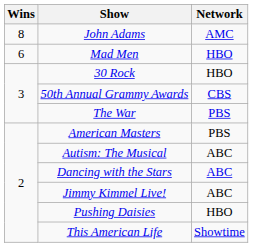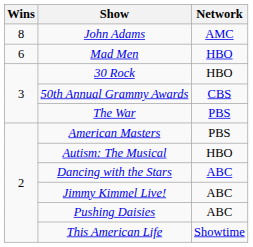(219, 152) ABC -> (219, 152) HBO
(219, 212) HBO -> (219, 212) ABC
